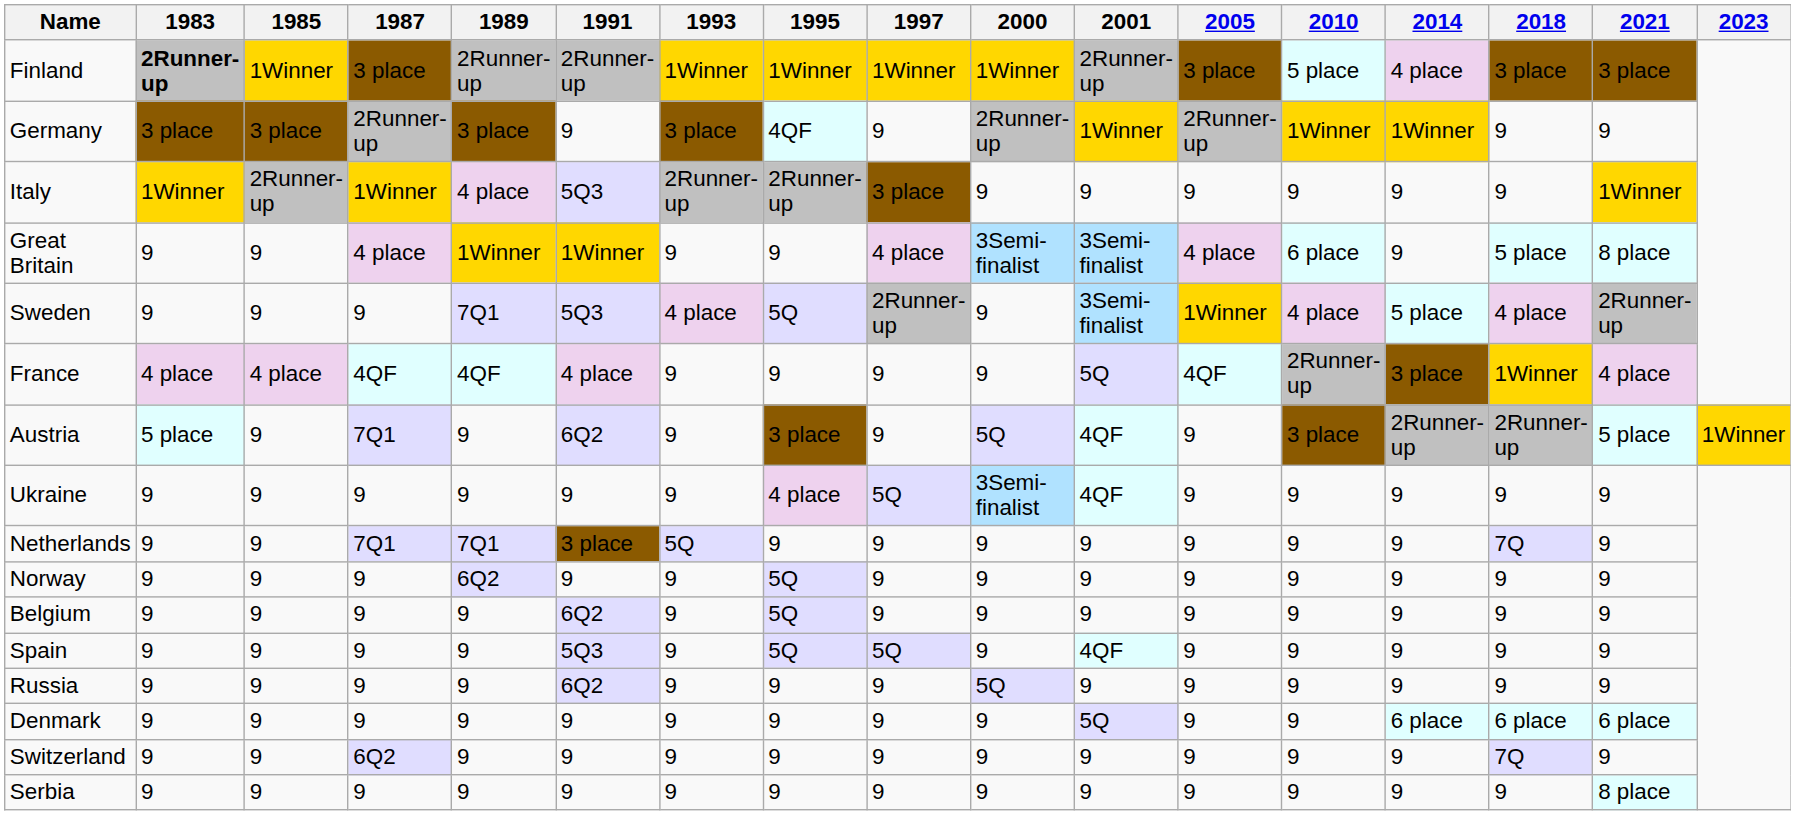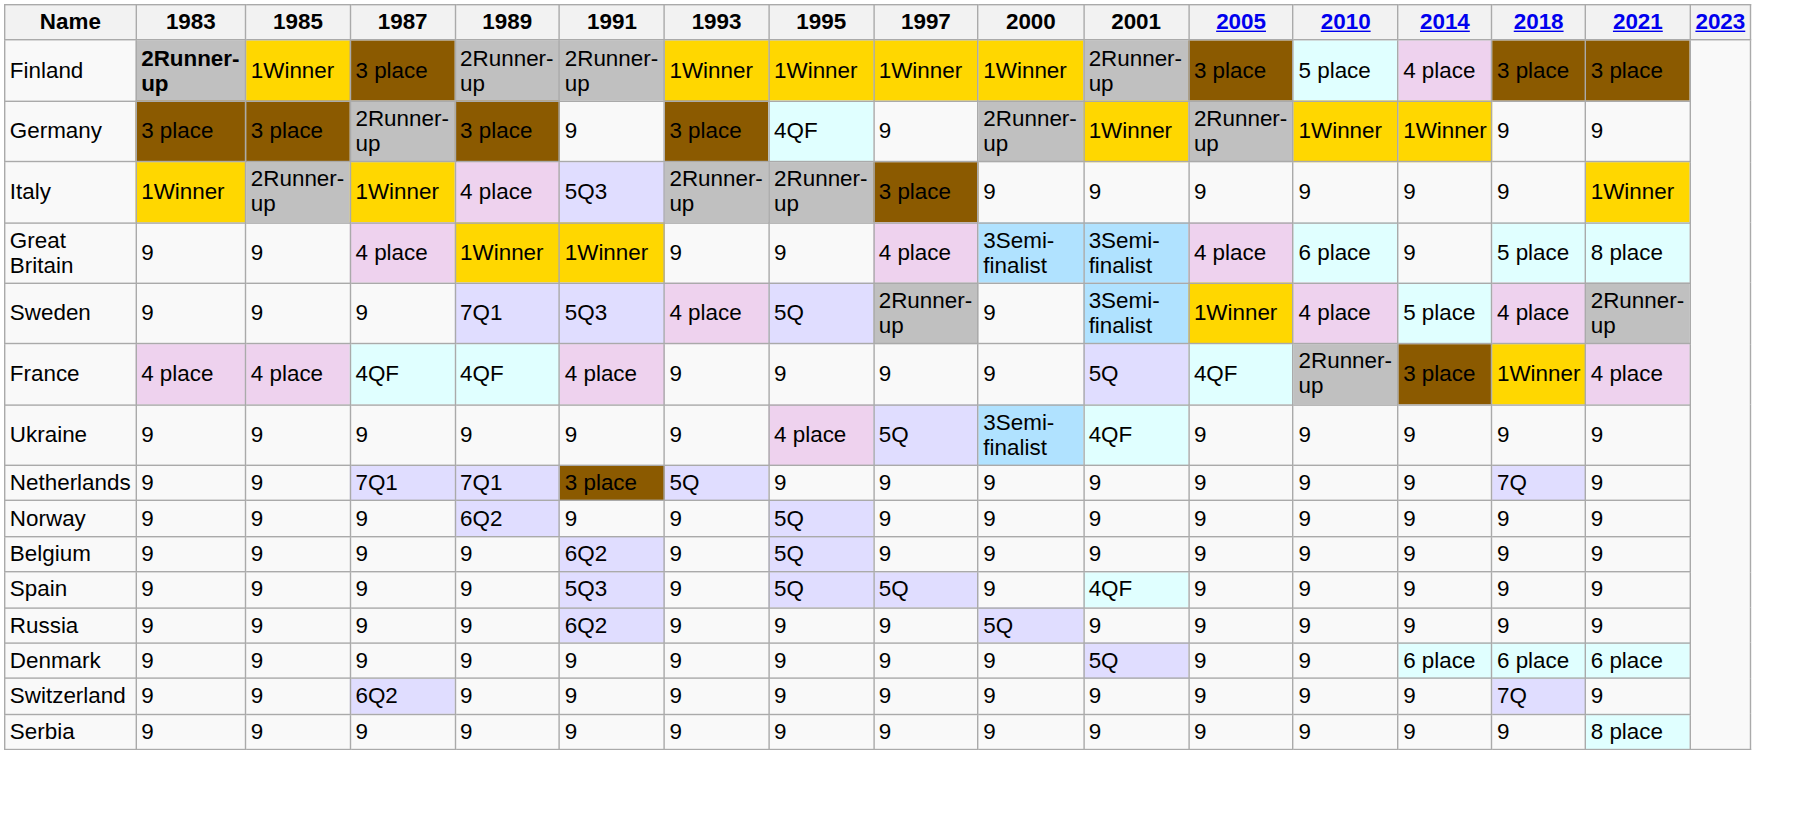- row: (45, 434)
